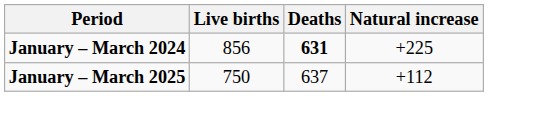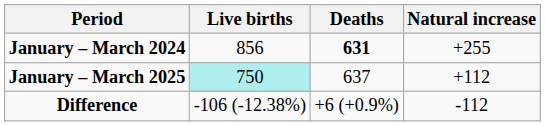(414, 47) +225 -> (472, 47) +255
(236, 76) no background -> (250, 76) paleturquoise background
+ row: (97, 105)
